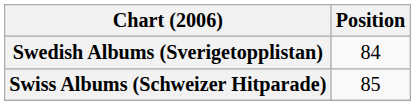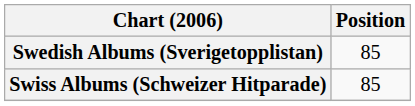(370, 52) 84 -> (370, 52) 85
